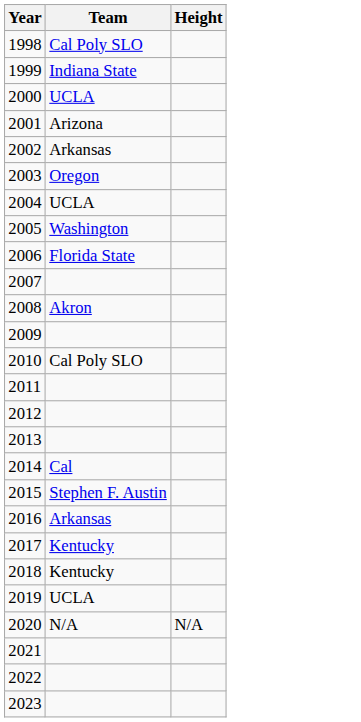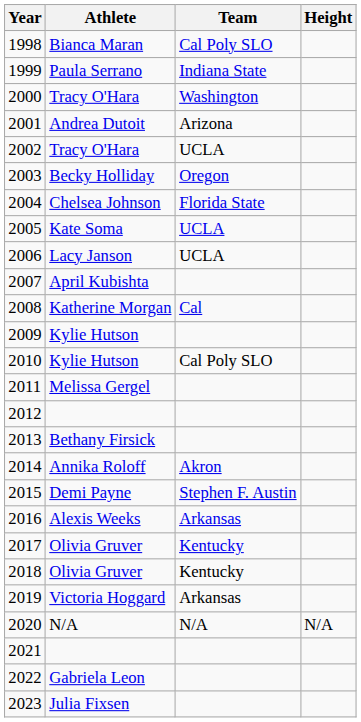+ column: (110, 17)
(72, 96) UCLA -> (219, 96) Washington
(80, 149) Arkansas -> (202, 149) UCLA
(72, 202) UCLA -> (222, 202) Florida State
(89, 228) Washington -> (202, 228) UCLA
(92, 255) Florida State -> (202, 255) UCLA
(71, 307) Akron -> (191, 307) Cal
(61, 466) Cal -> (200, 466) Akron
(72, 598) UCLA -> (210, 598) Arkansas
